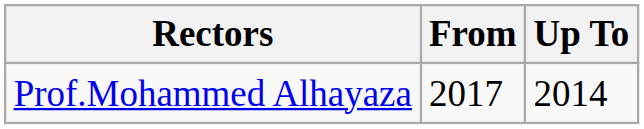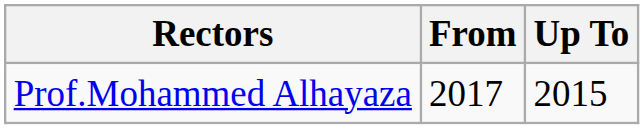(571, 92) 2014 -> (571, 92) 2015
